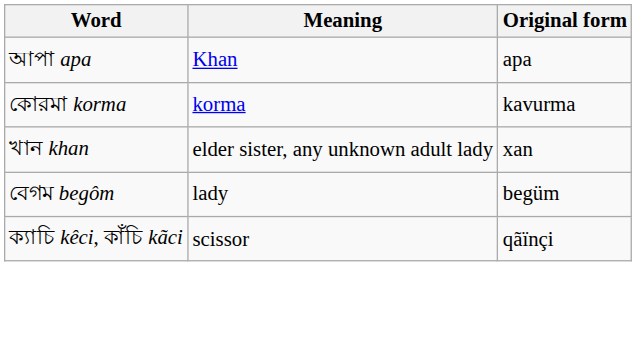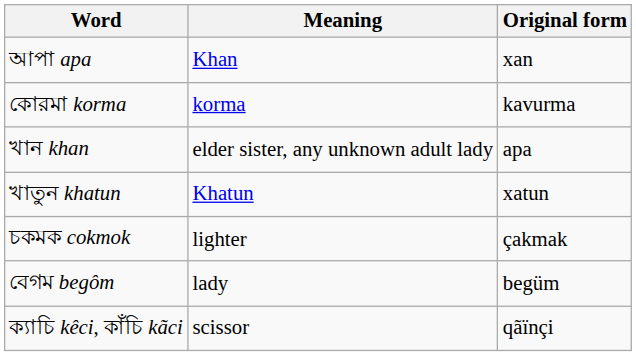(517, 59) apa -> (518, 59) xan
(518, 149) xan -> (517, 149) apa
+ row: (65, 193)
+ row: (70, 237)
